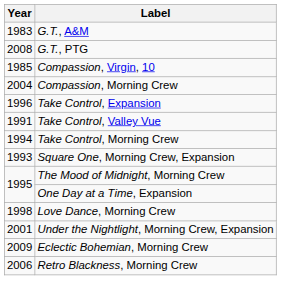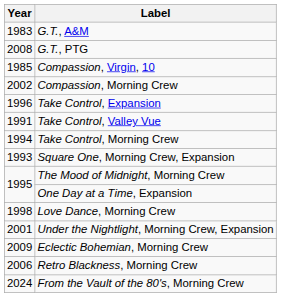(20, 85) 2004 -> (20, 85) 2002
+ row: (141, 283)
